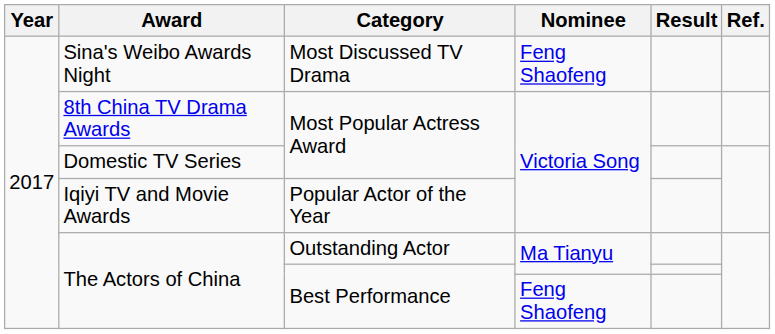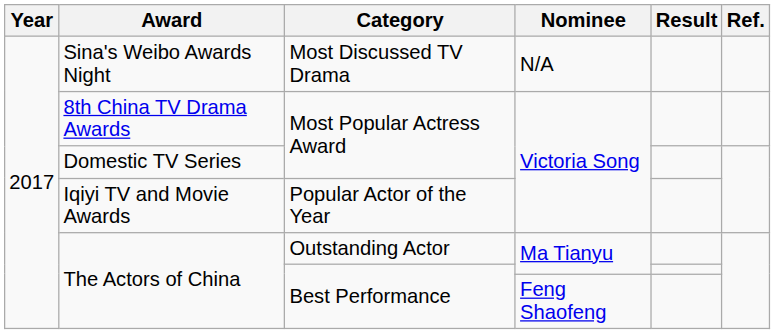(563, 63) Feng Shaofeng -> (537, 63) N/A
